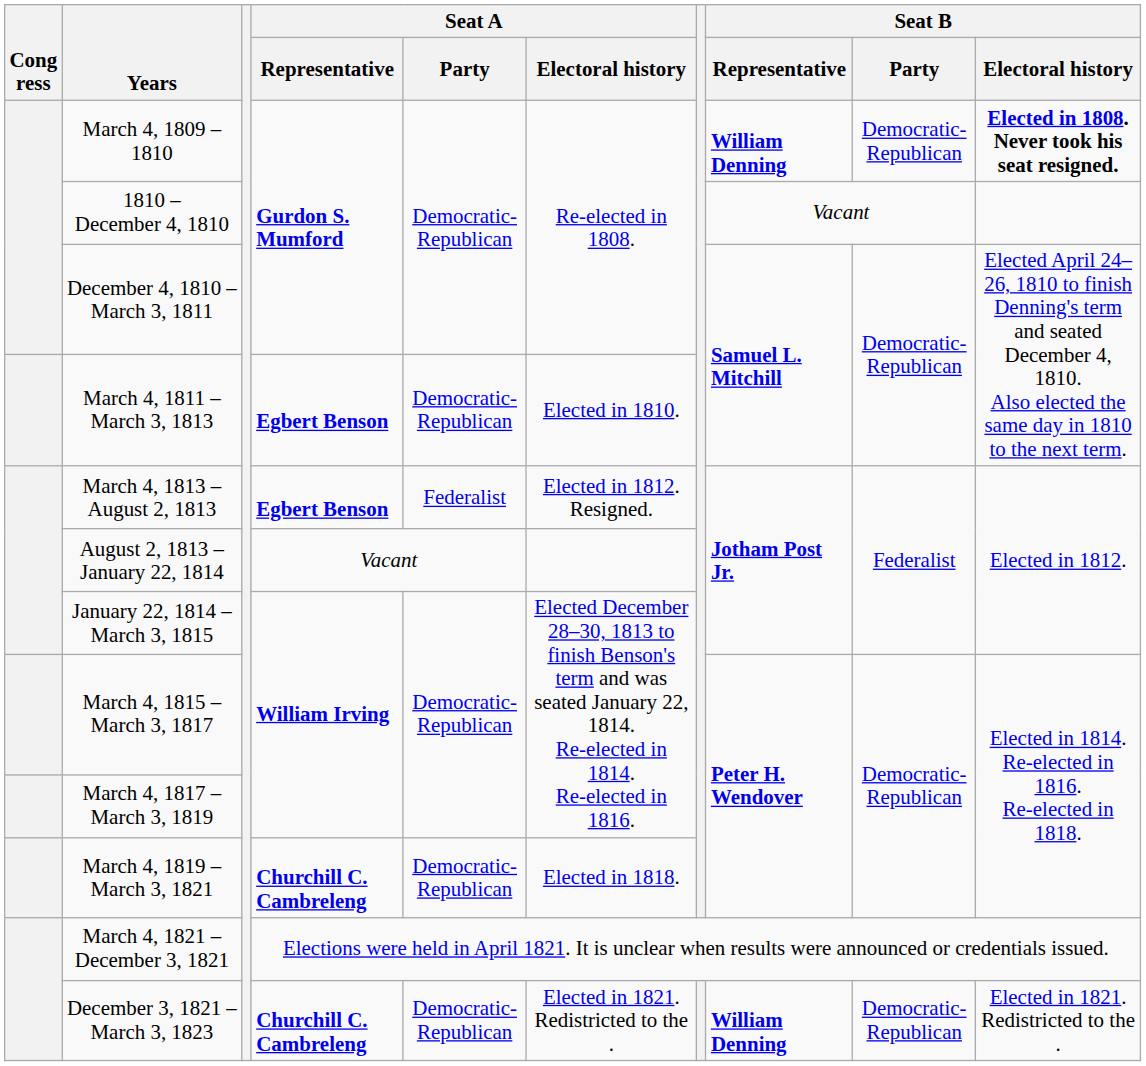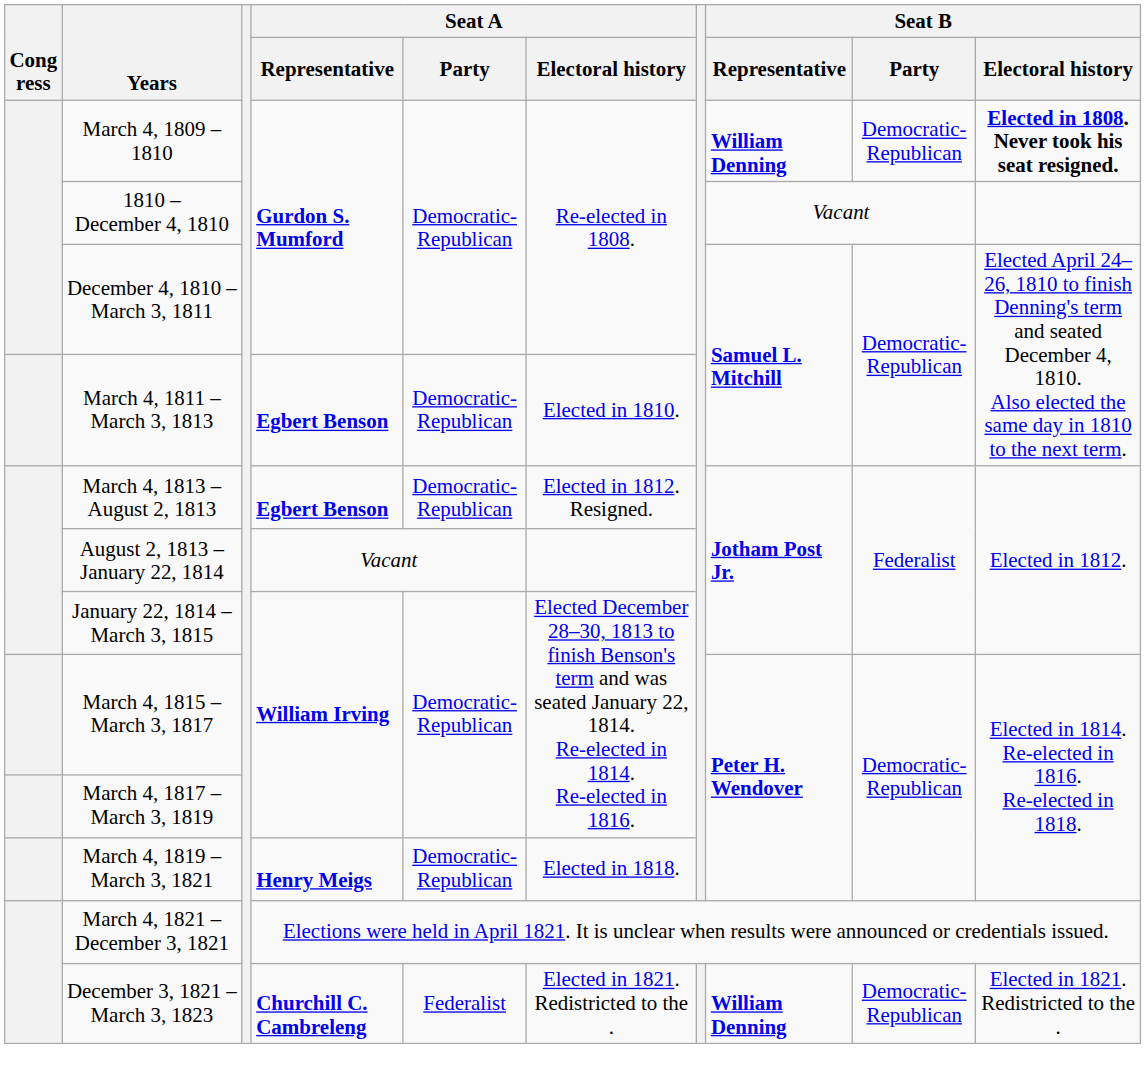(465, 497) Federalist -> (465, 497) Democratic-Republican
(312, 888) Churchill C. Cambreleng -> (314, 880) Henry Meigs
(465, 1020) Democratic-Republican -> (465, 1002) Federalist
